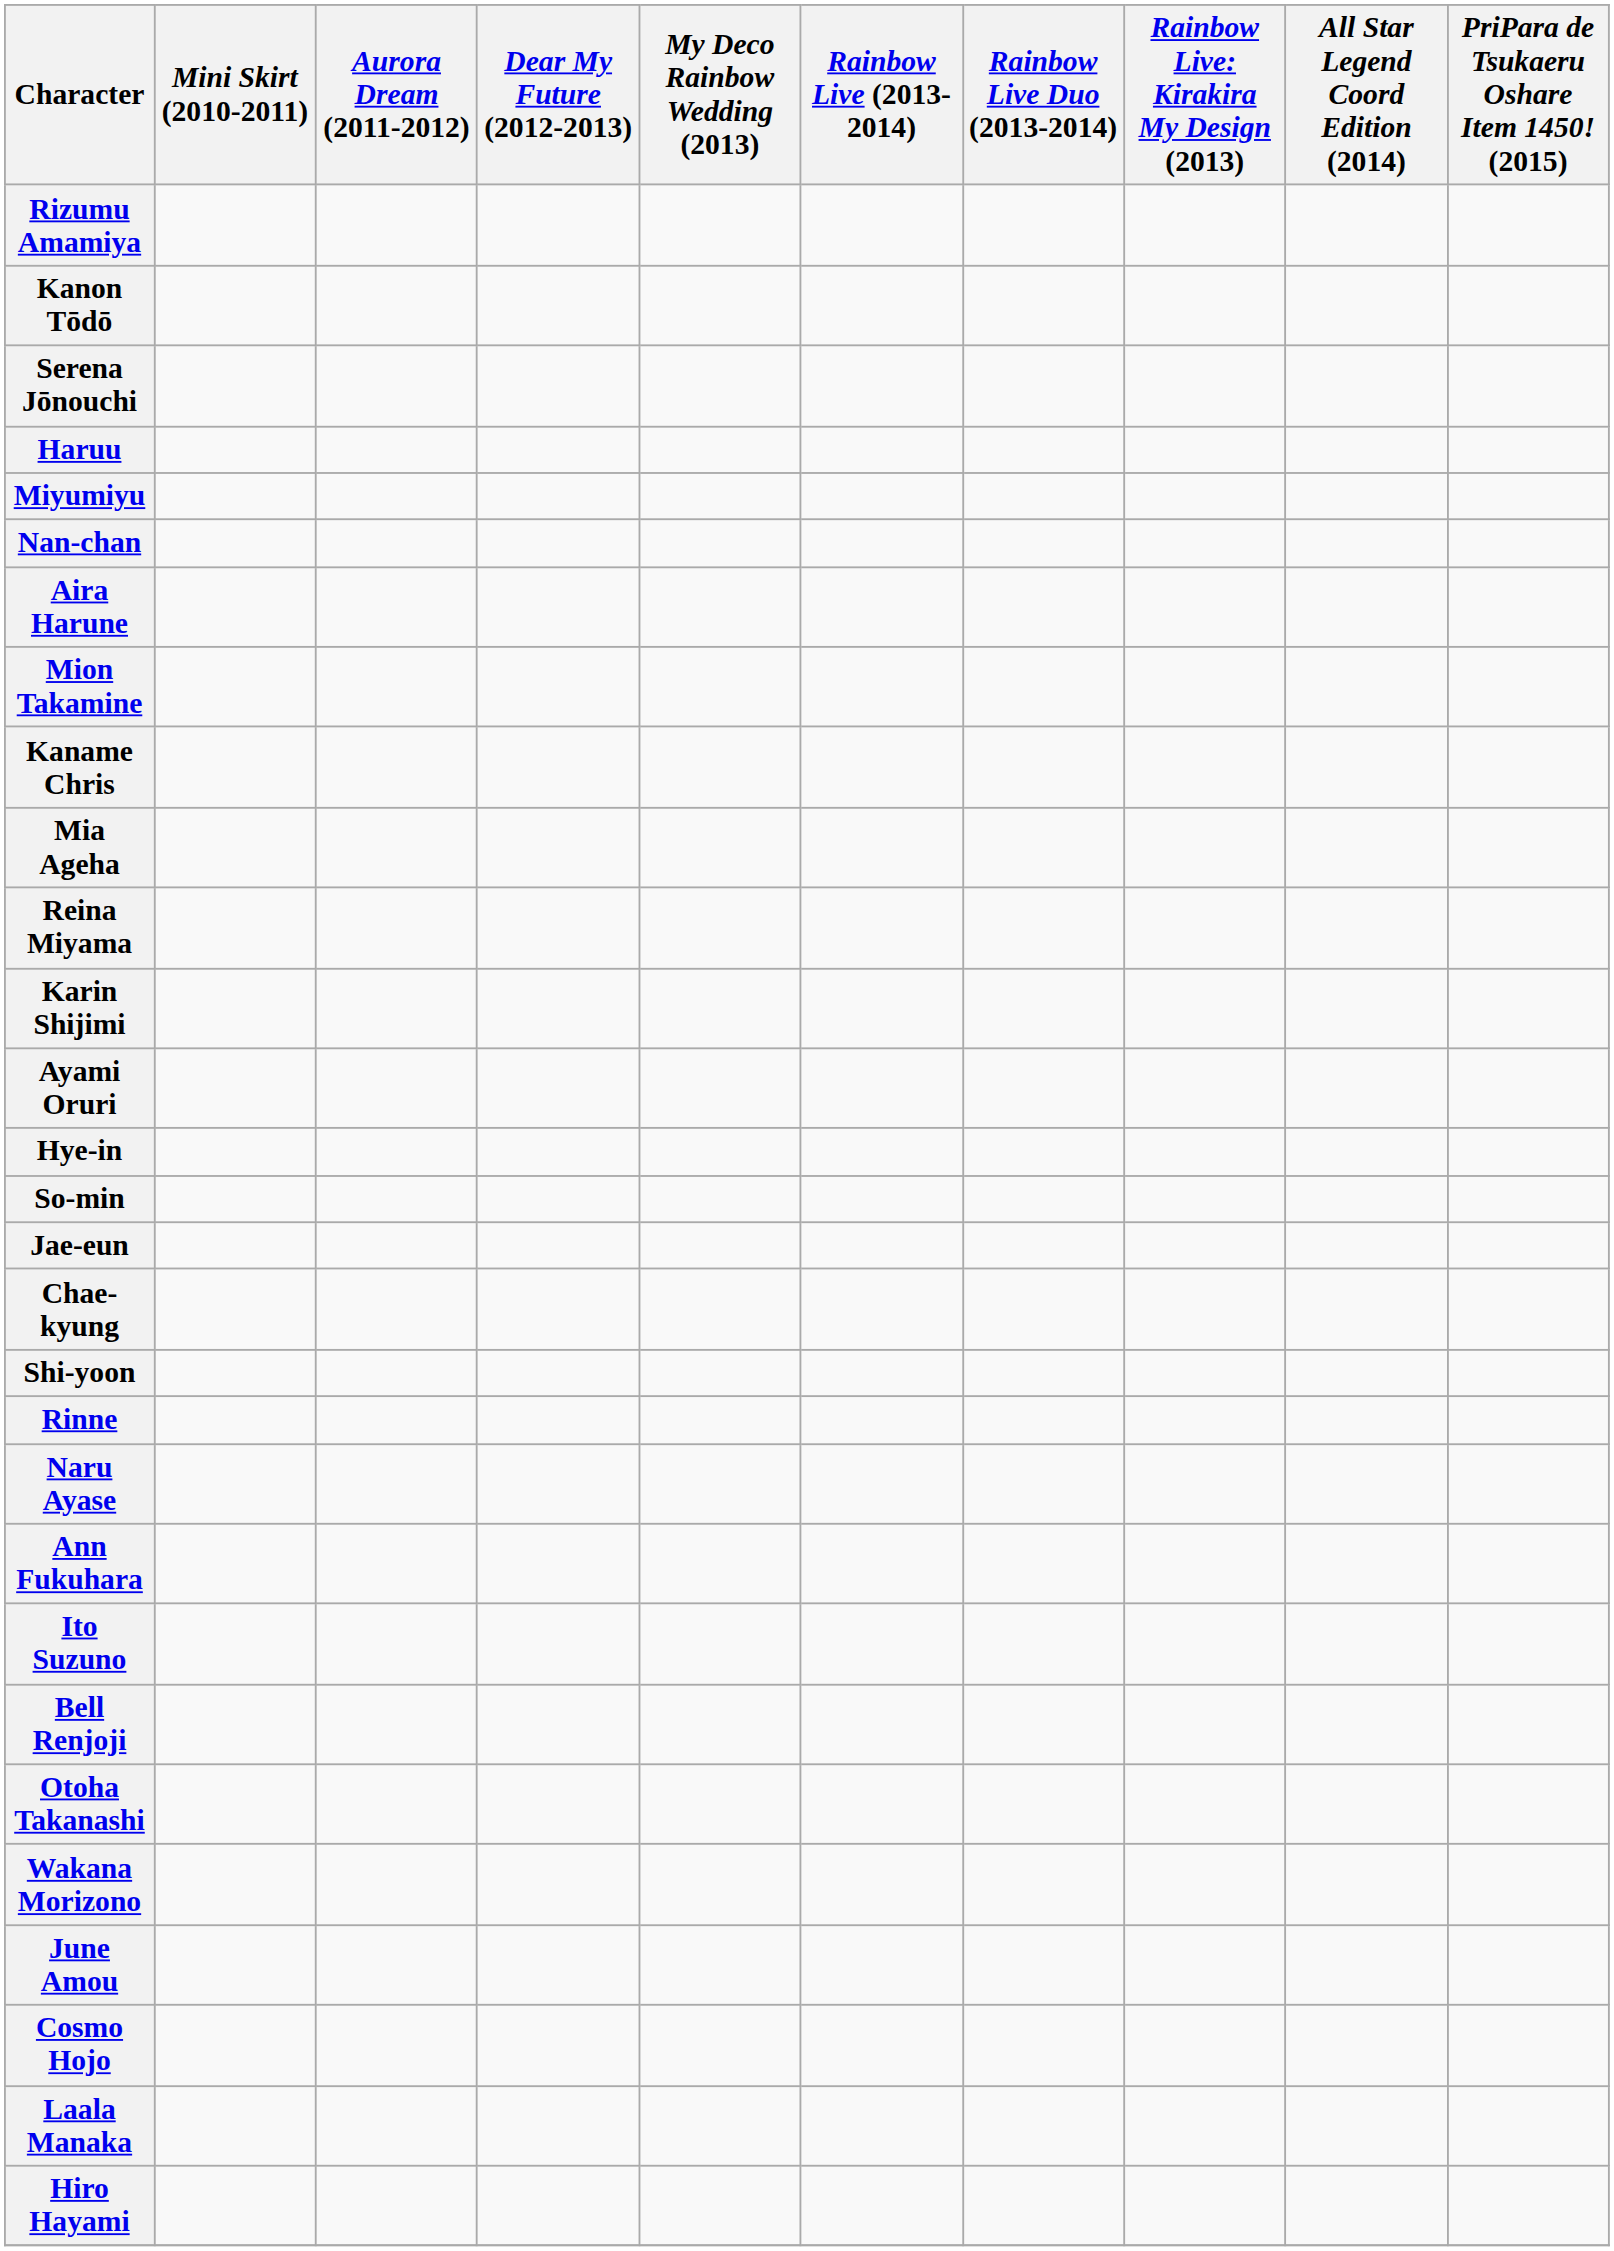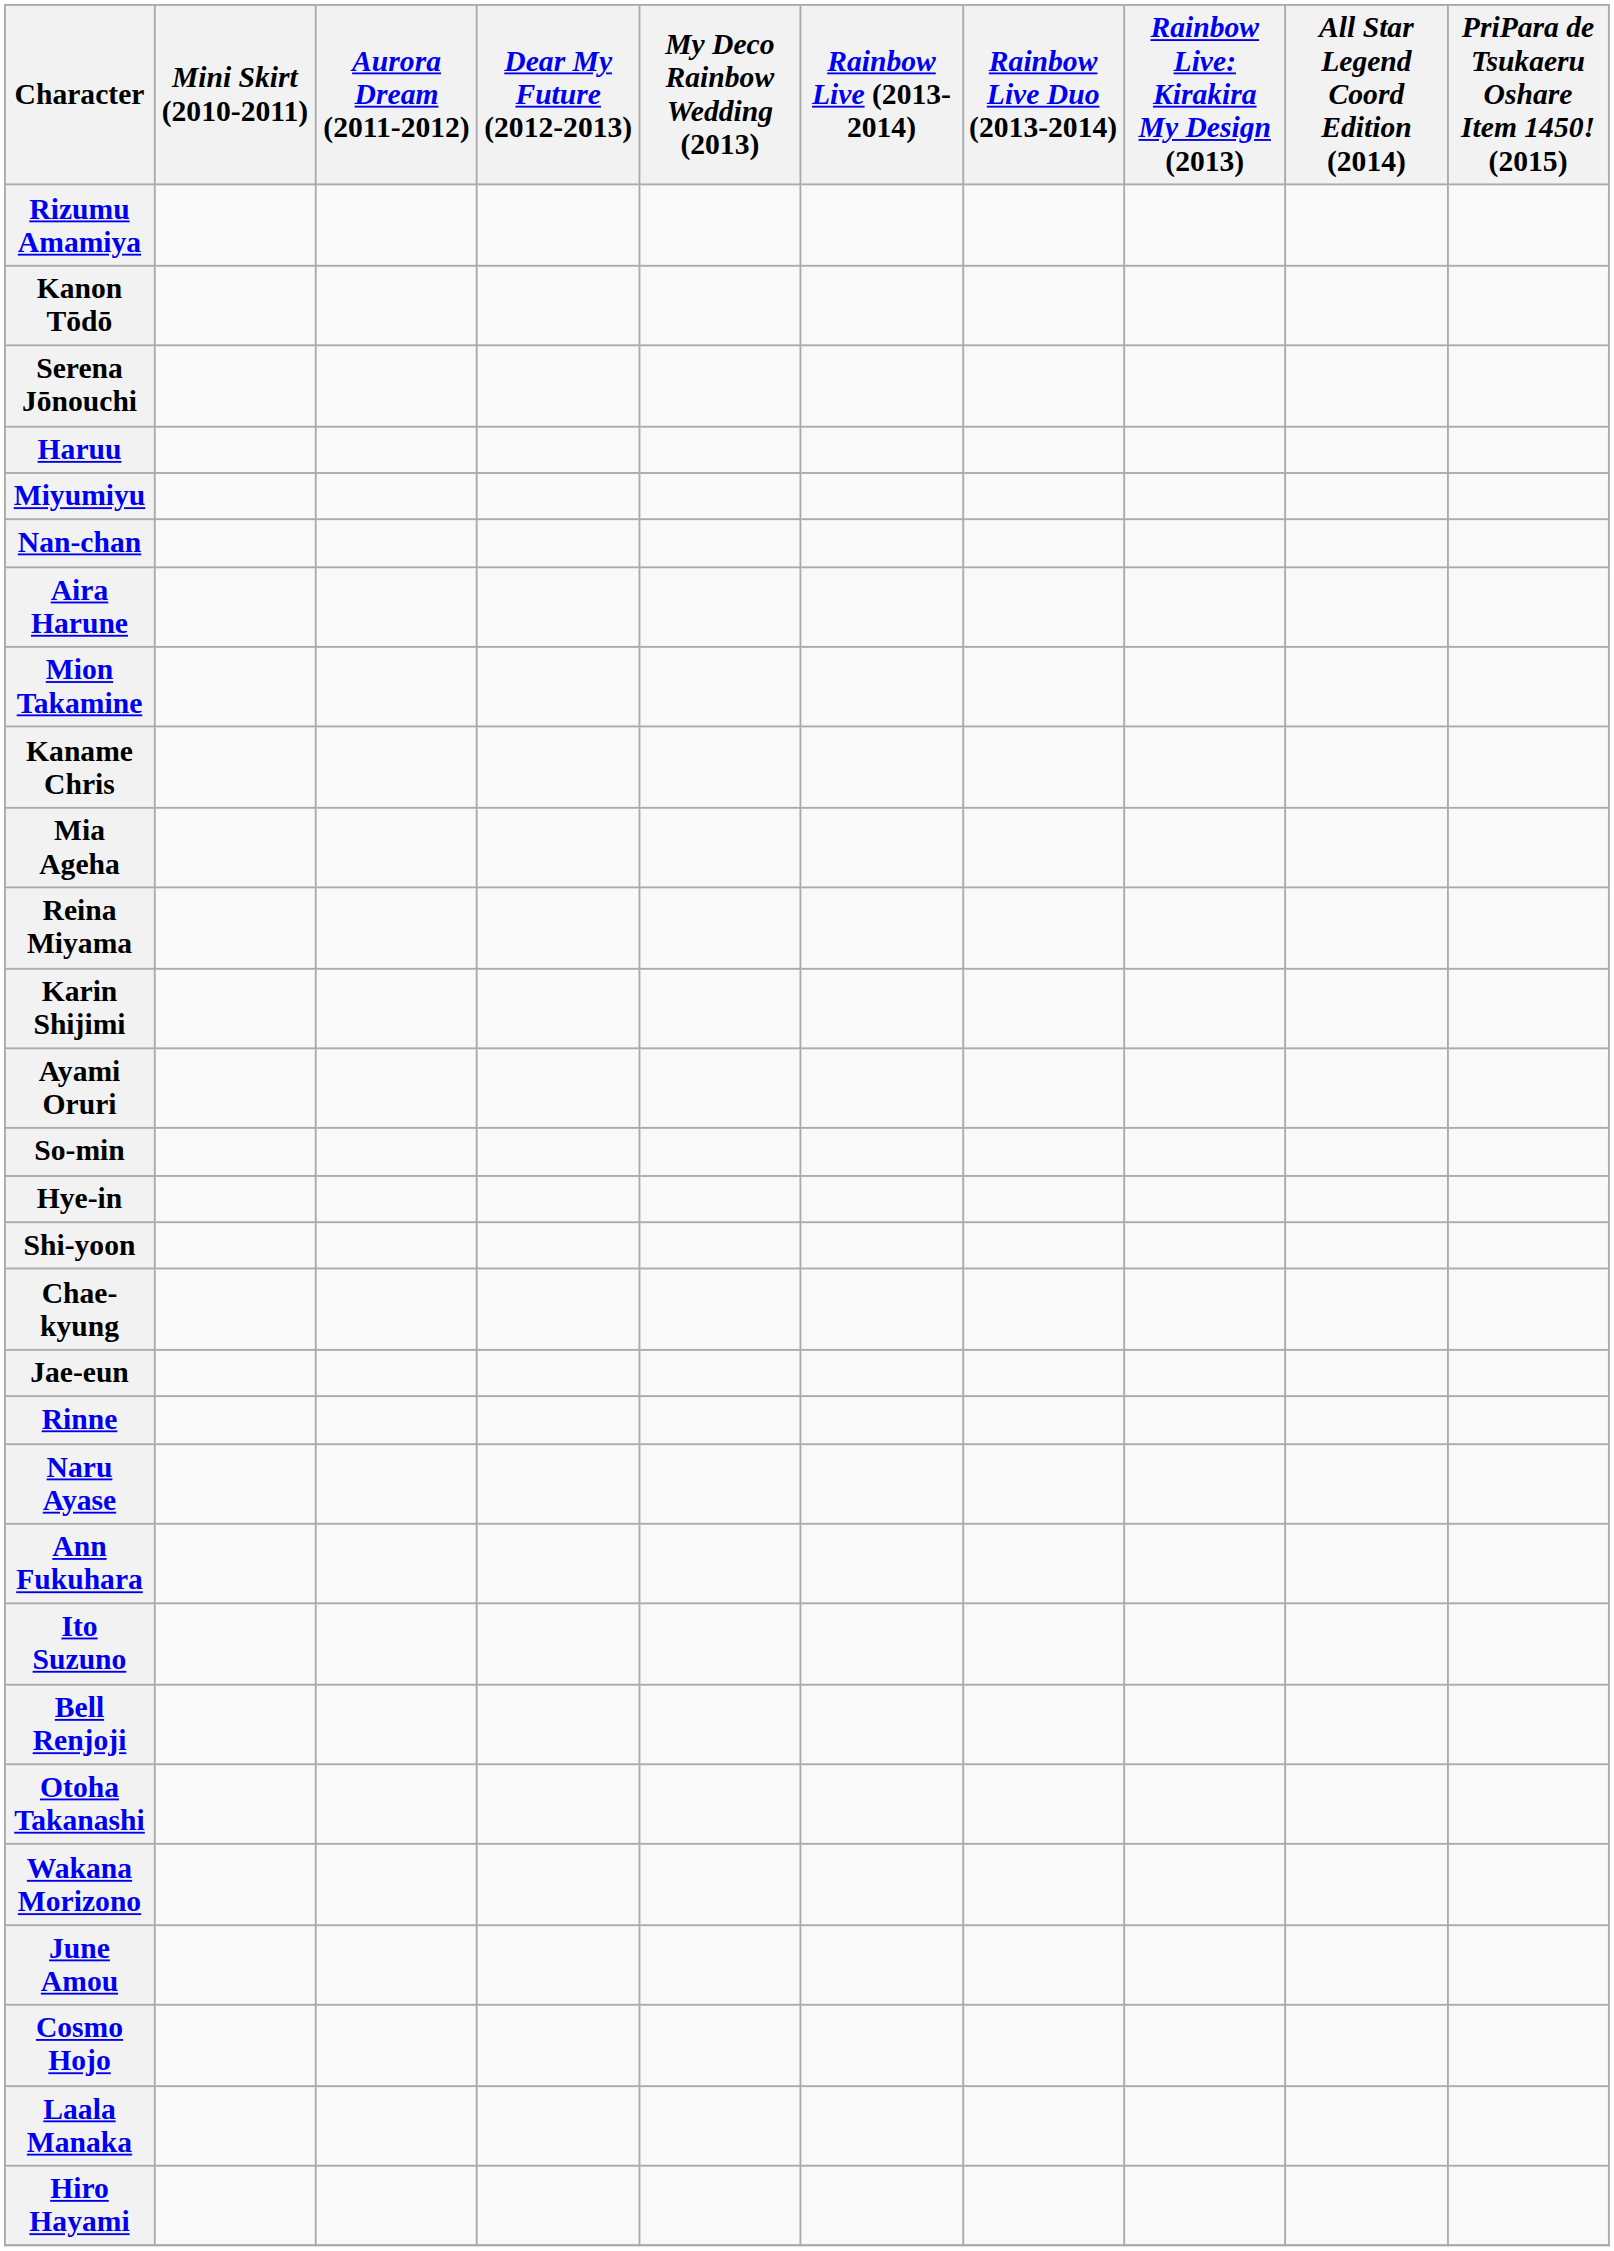rows swapped: (80, 1151) <-> (80, 1198)
rows swapped: (80, 1372) <-> (79, 1245)
